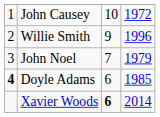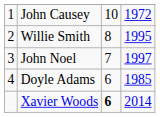(108, 36) 9 -> (108, 36) 8
(138, 36) 1996 -> (138, 36) 1995
(138, 58) 1979 -> (138, 58) 1997
(11, 79) bold -> (11, 79) normal
